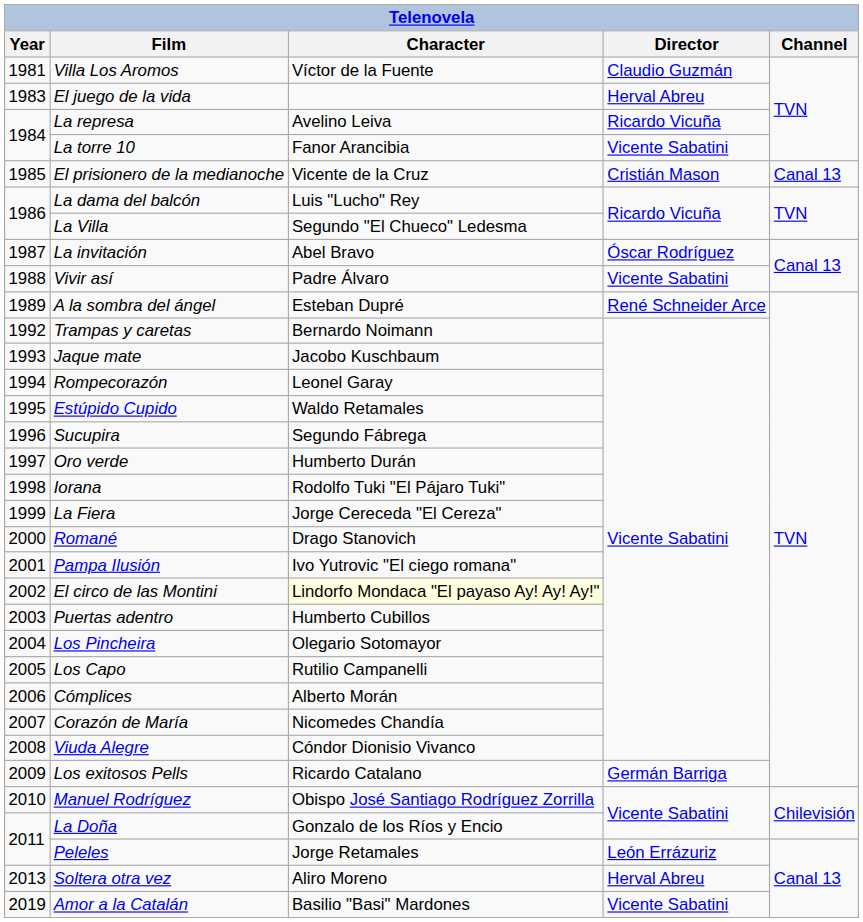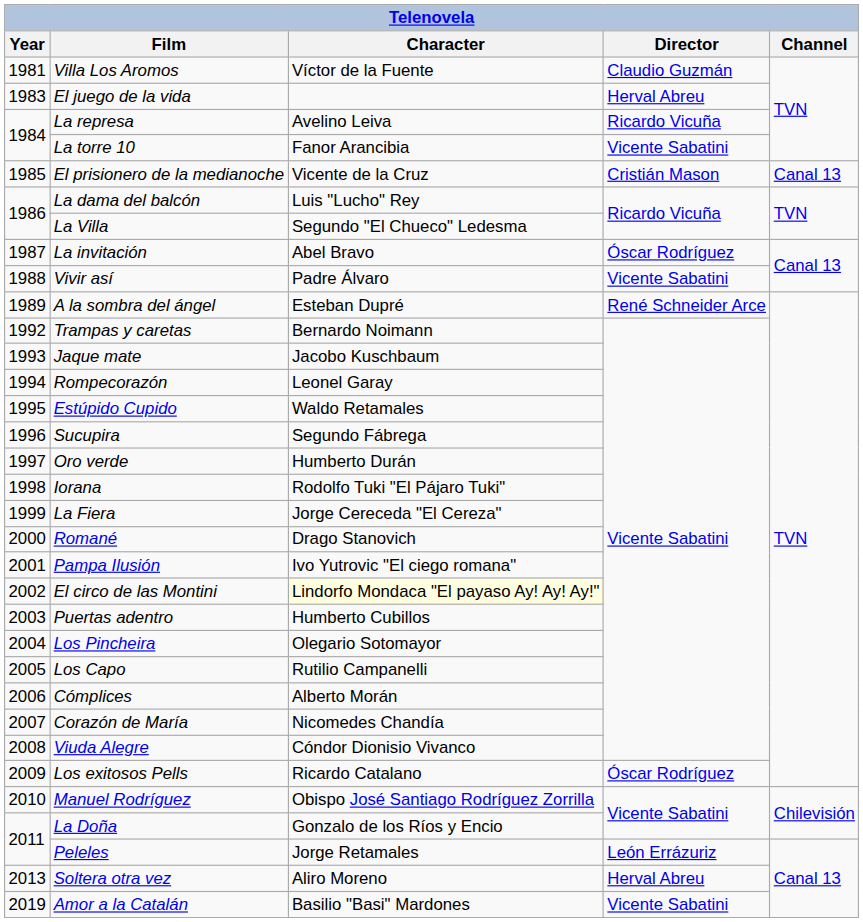(667, 774) Germán Barriga -> (671, 774) Óscar Rodríguez
